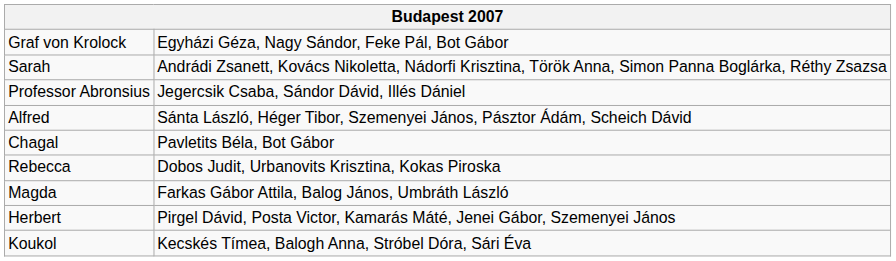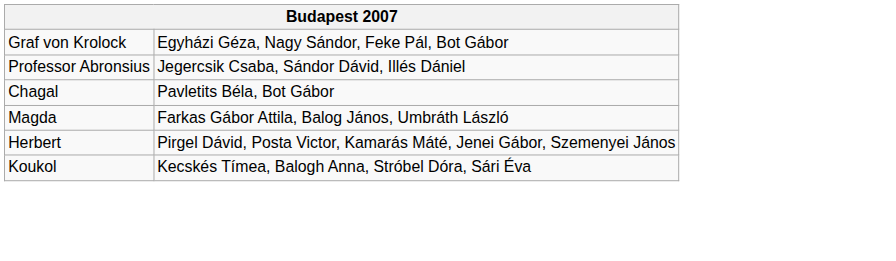- row: (29, 67)
- row: (29, 117)
- row: (39, 167)
